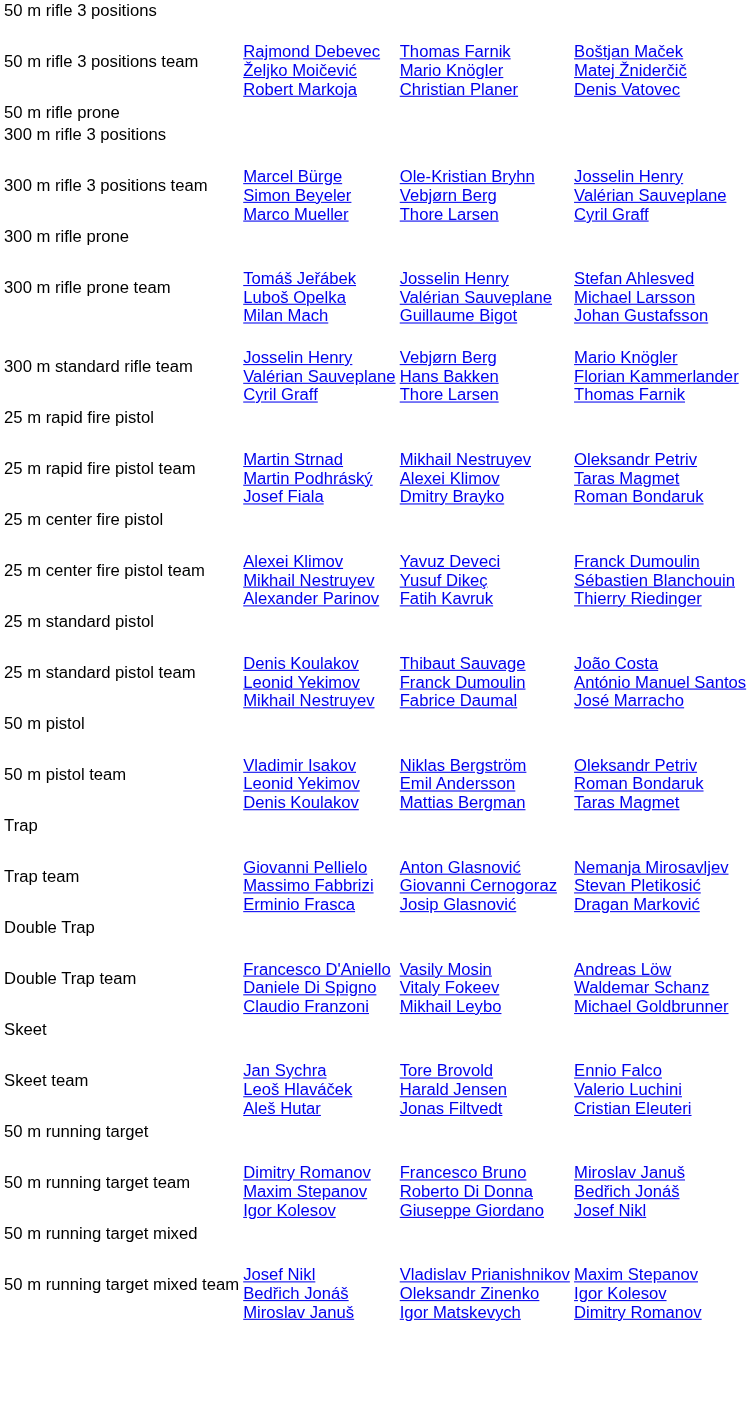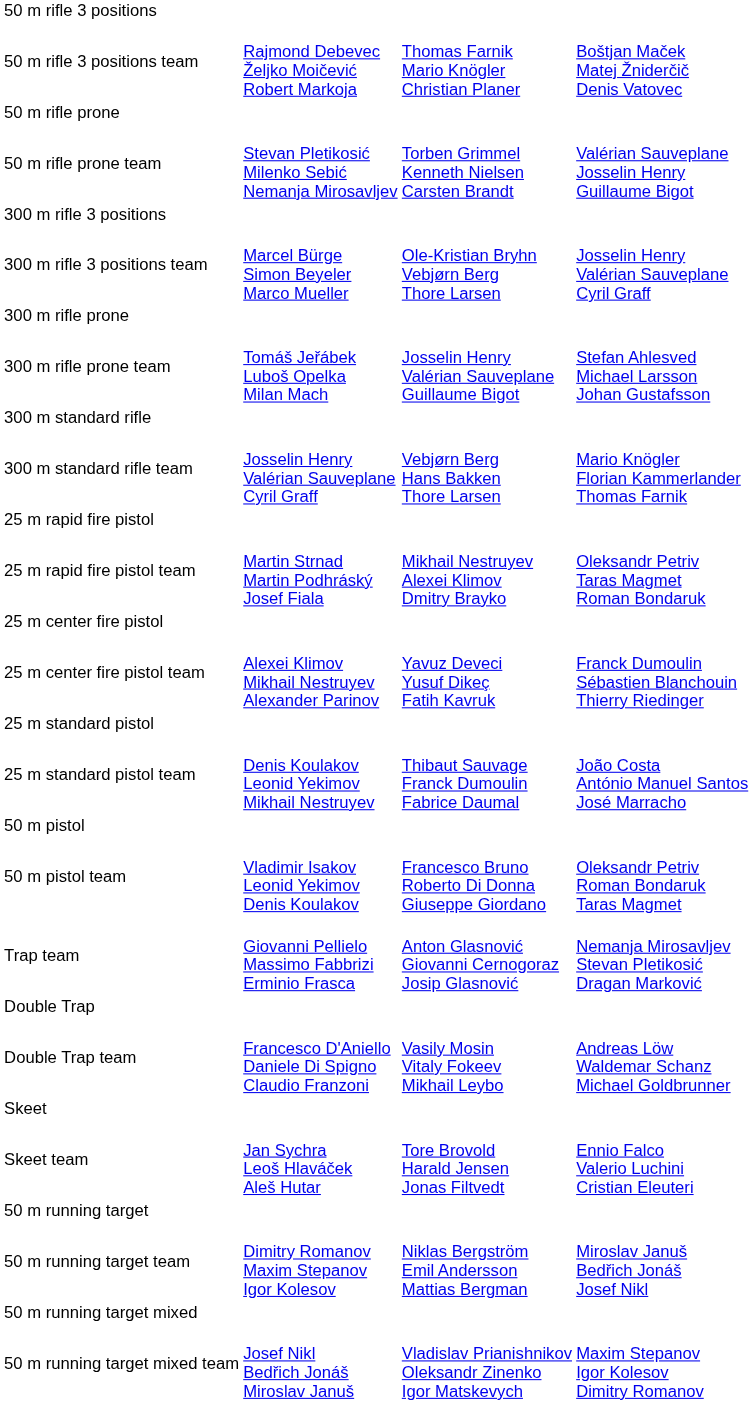+ row: (83, 163)
+ row: (78, 418)
(463, 784) Niklas Bergström Emil Andersson Mattias Bergman -> (474, 886) Francesco Bruno Roberto Di Donna Giuseppe Giordano
- row: (21, 825)
(472, 1191) Francesco Bruno Roberto Di Donna Giuseppe Giordano -> (465, 1270) Niklas Bergström Emil Andersson Mattias Bergman
